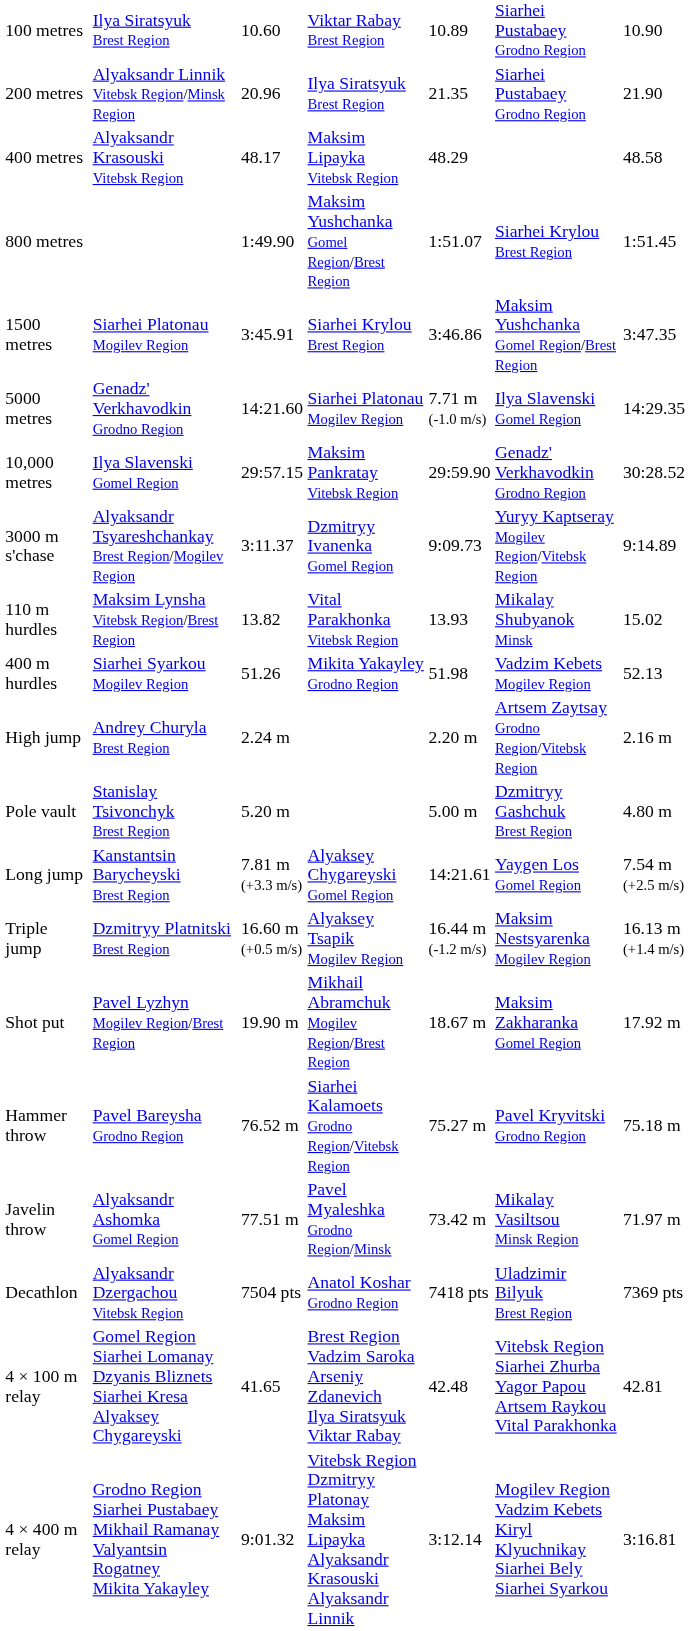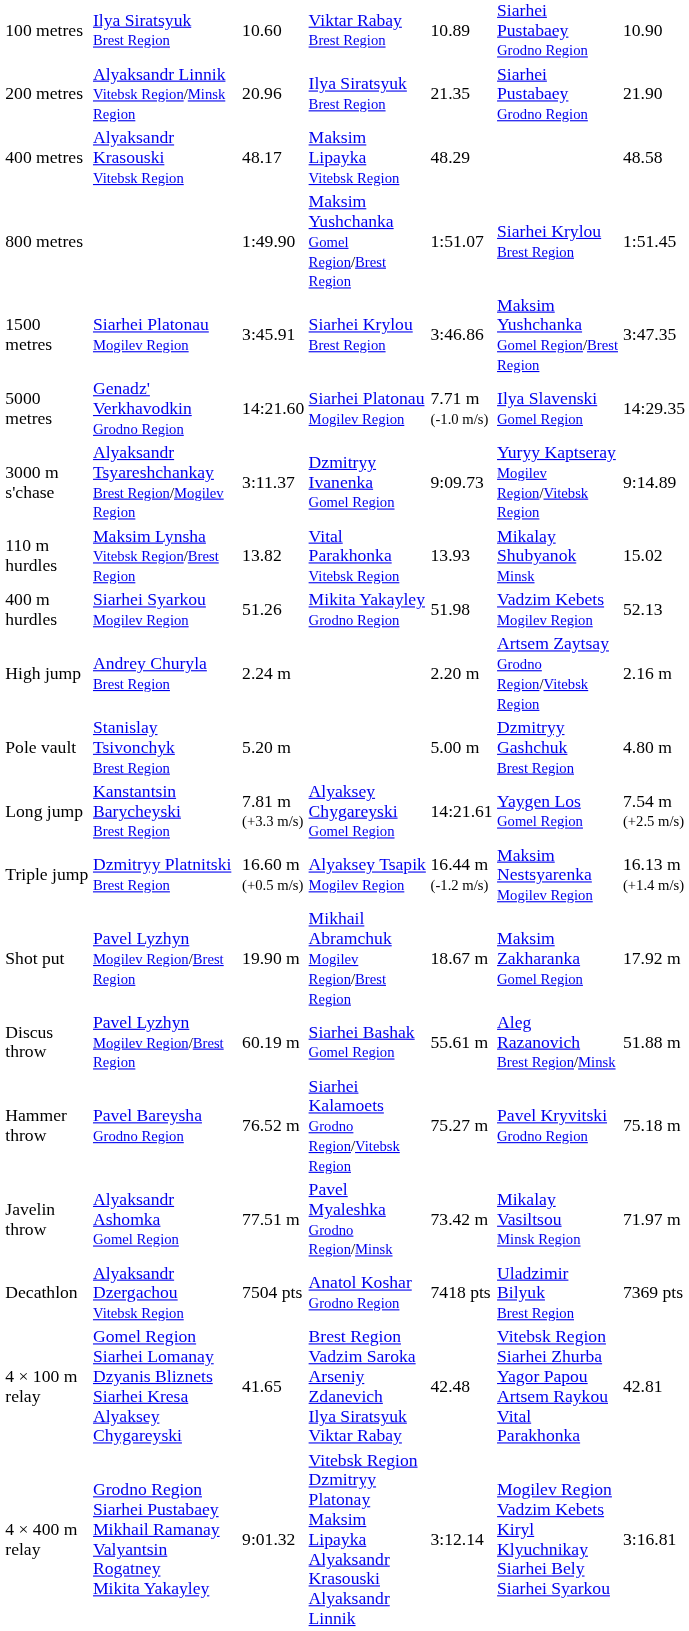- row: (30, 472)
+ row: (29, 1041)
